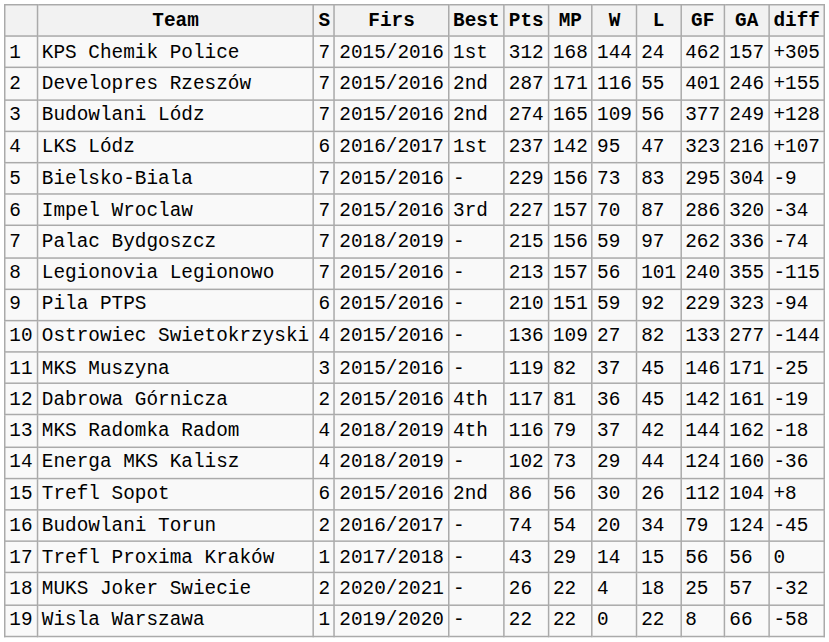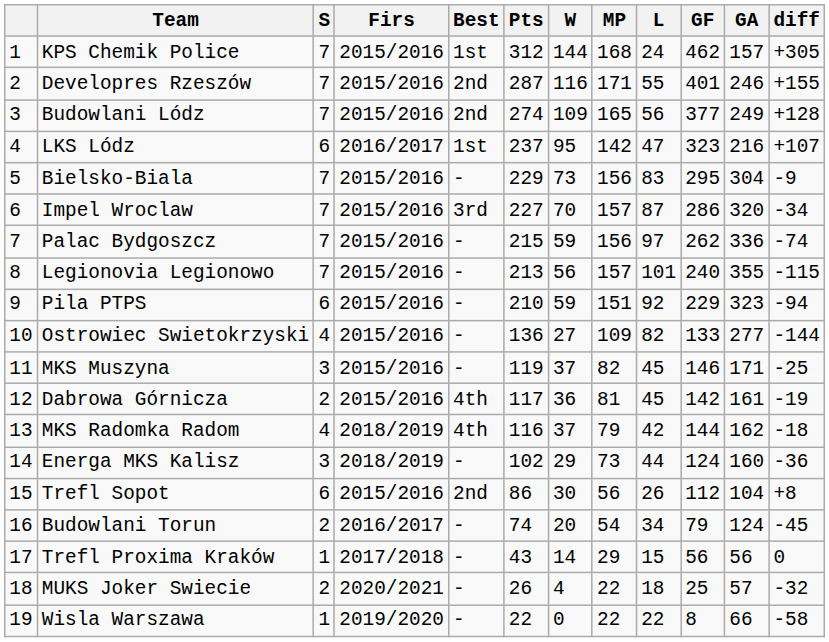columns swapped: (570, 21) <-> (614, 21)
(392, 242) 2018/2019 -> (392, 242) 2015/2016
(324, 463) 4 -> (324, 463) 3
